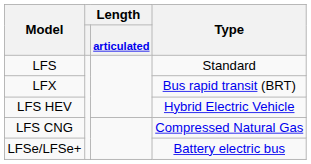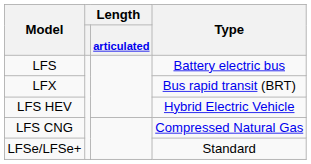(229, 65) Standard -> (229, 65) Battery electric bus
(229, 148) Battery electric bus -> (229, 148) Standard
